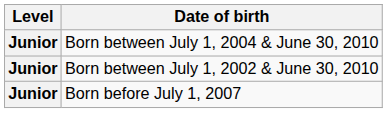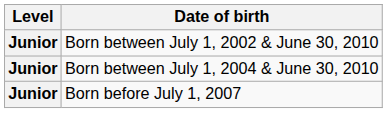rows swapped: (222, 42) <-> (222, 68)
